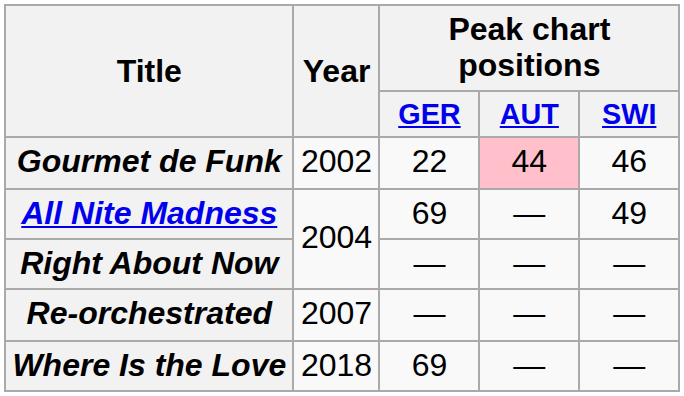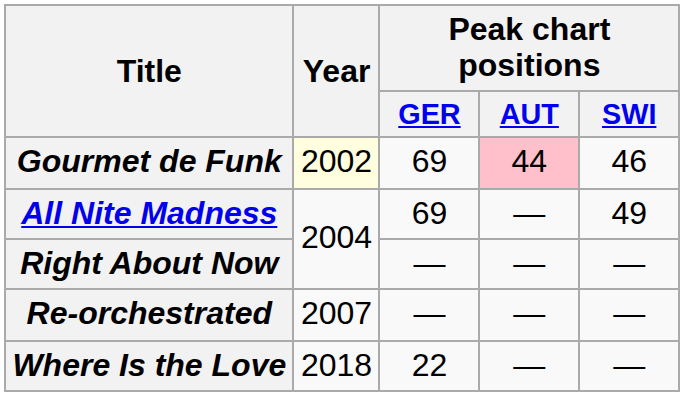(337, 162) no background -> (337, 162) lightyellow background
(429, 162) 22 -> (429, 162) 69
(429, 365) 69 -> (429, 365) 22
